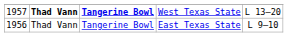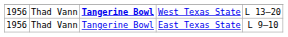(17, 11) 1957 -> (17, 11) 1956
(54, 11) bold -> (54, 11) normal
